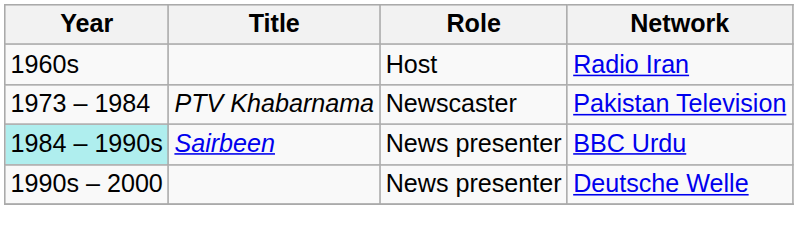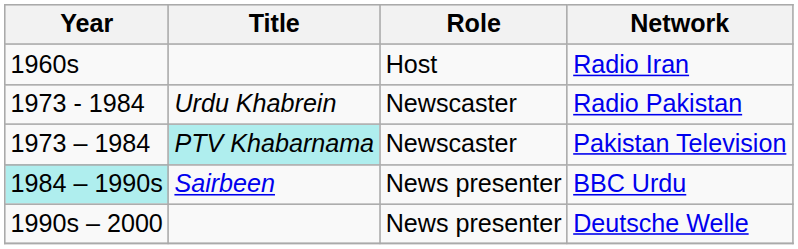+ row: (658, 104)
(274, 104) no background -> (274, 143) paleturquoise background
